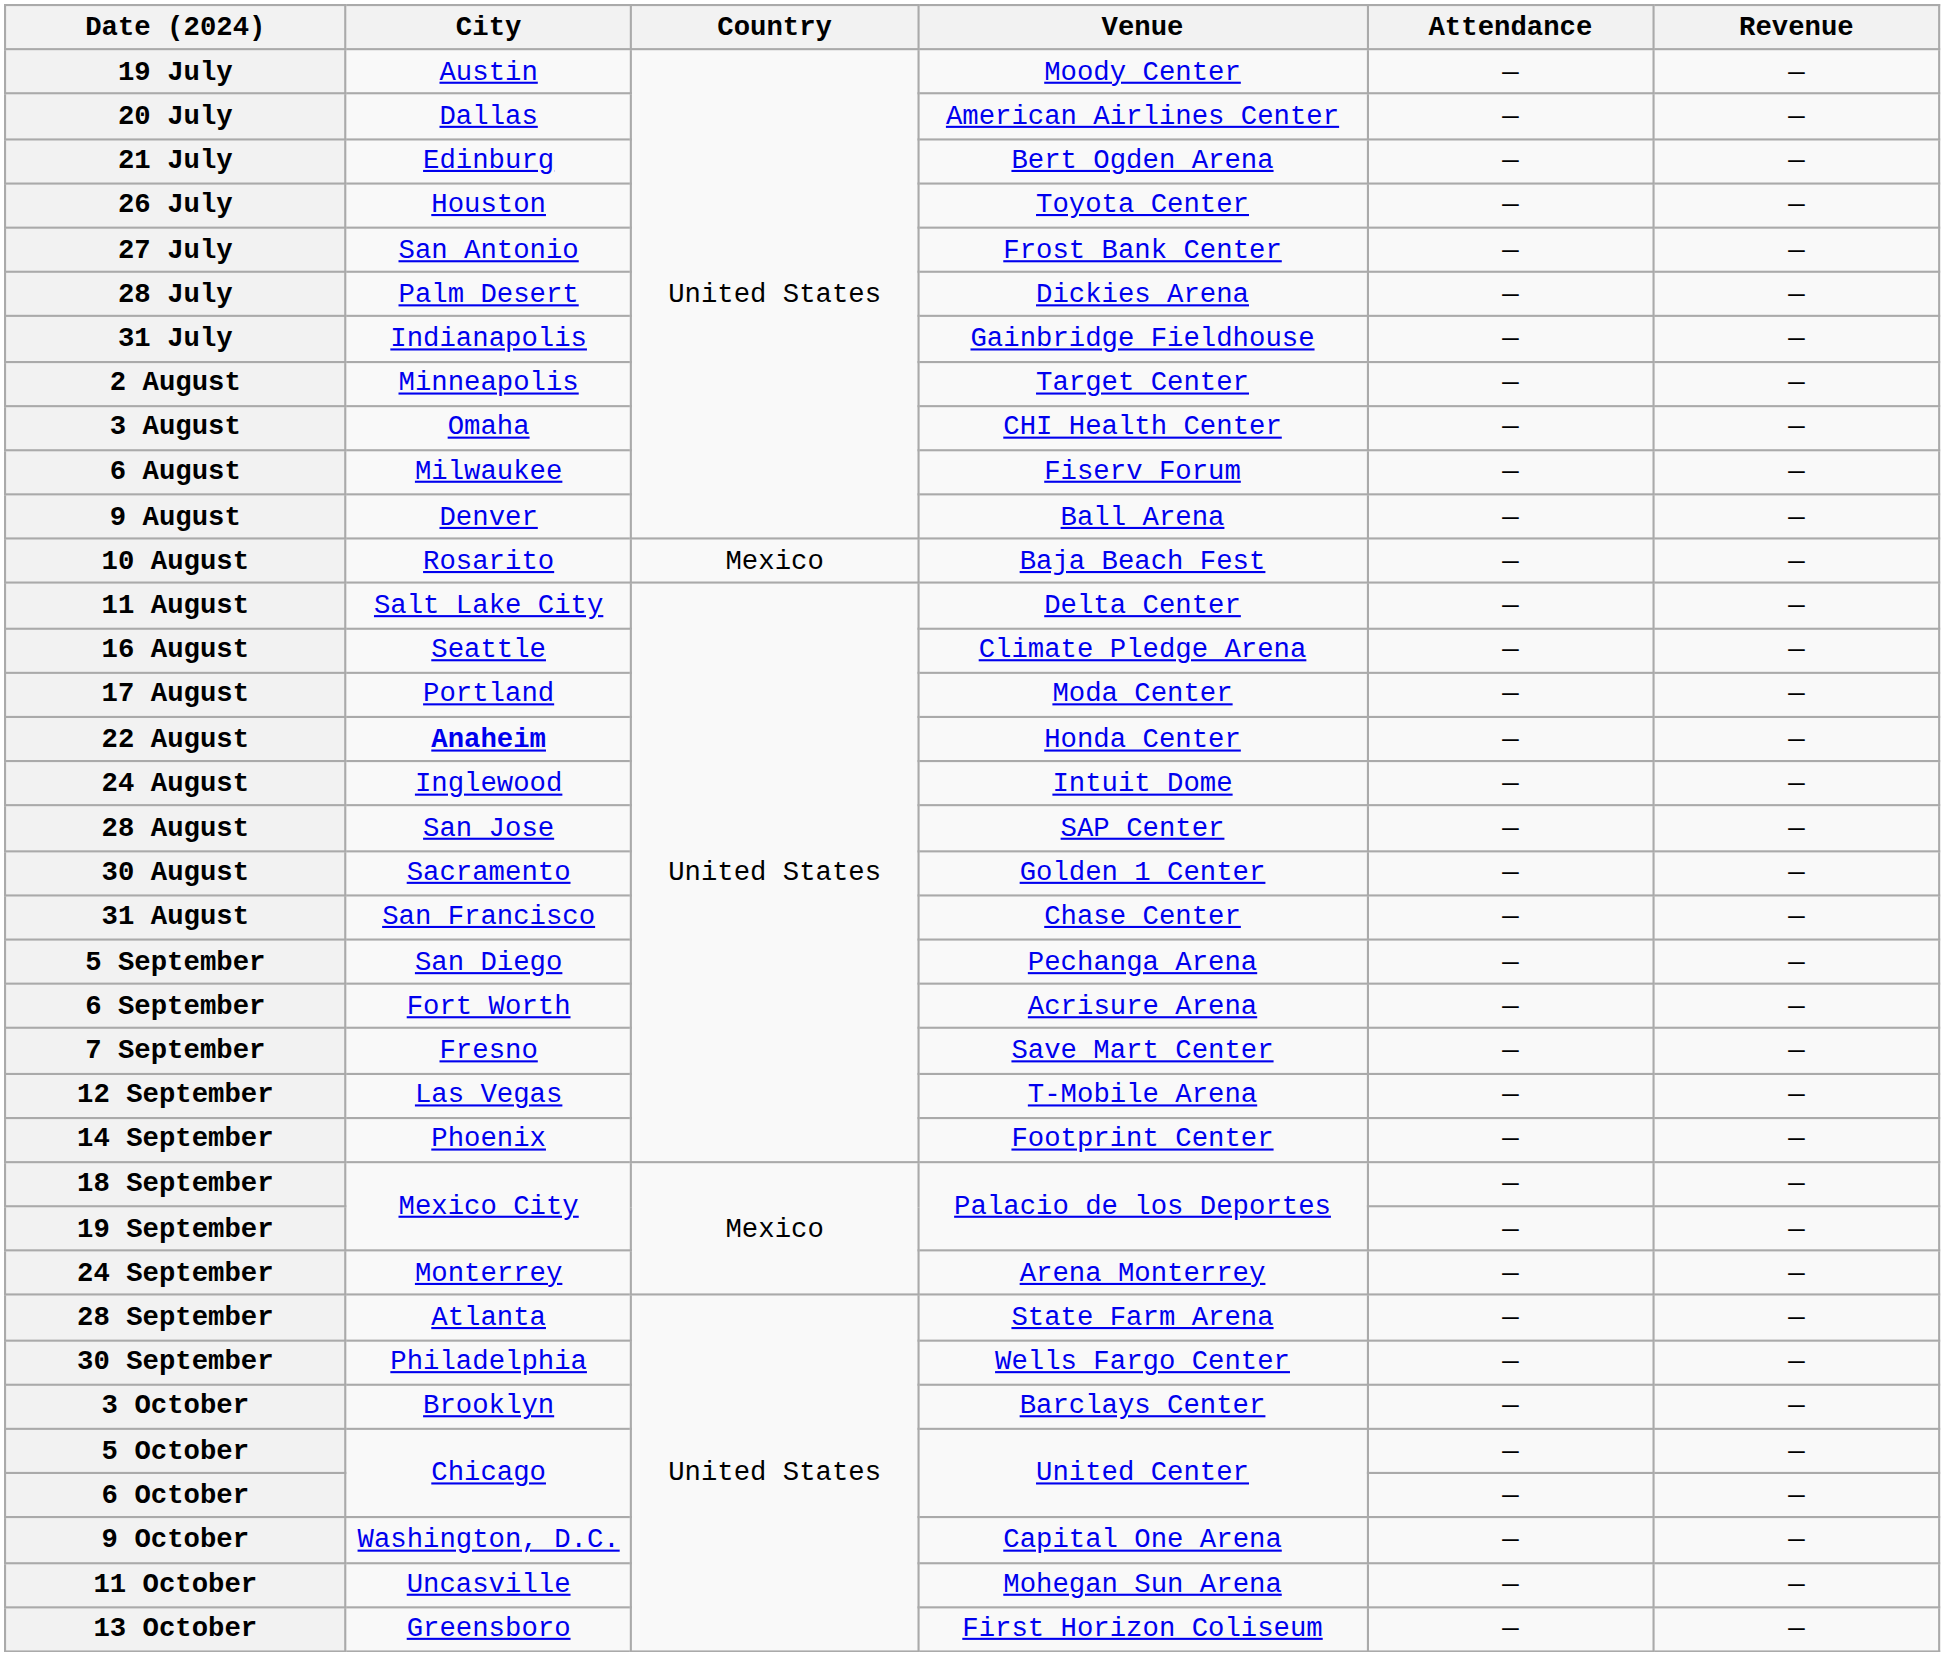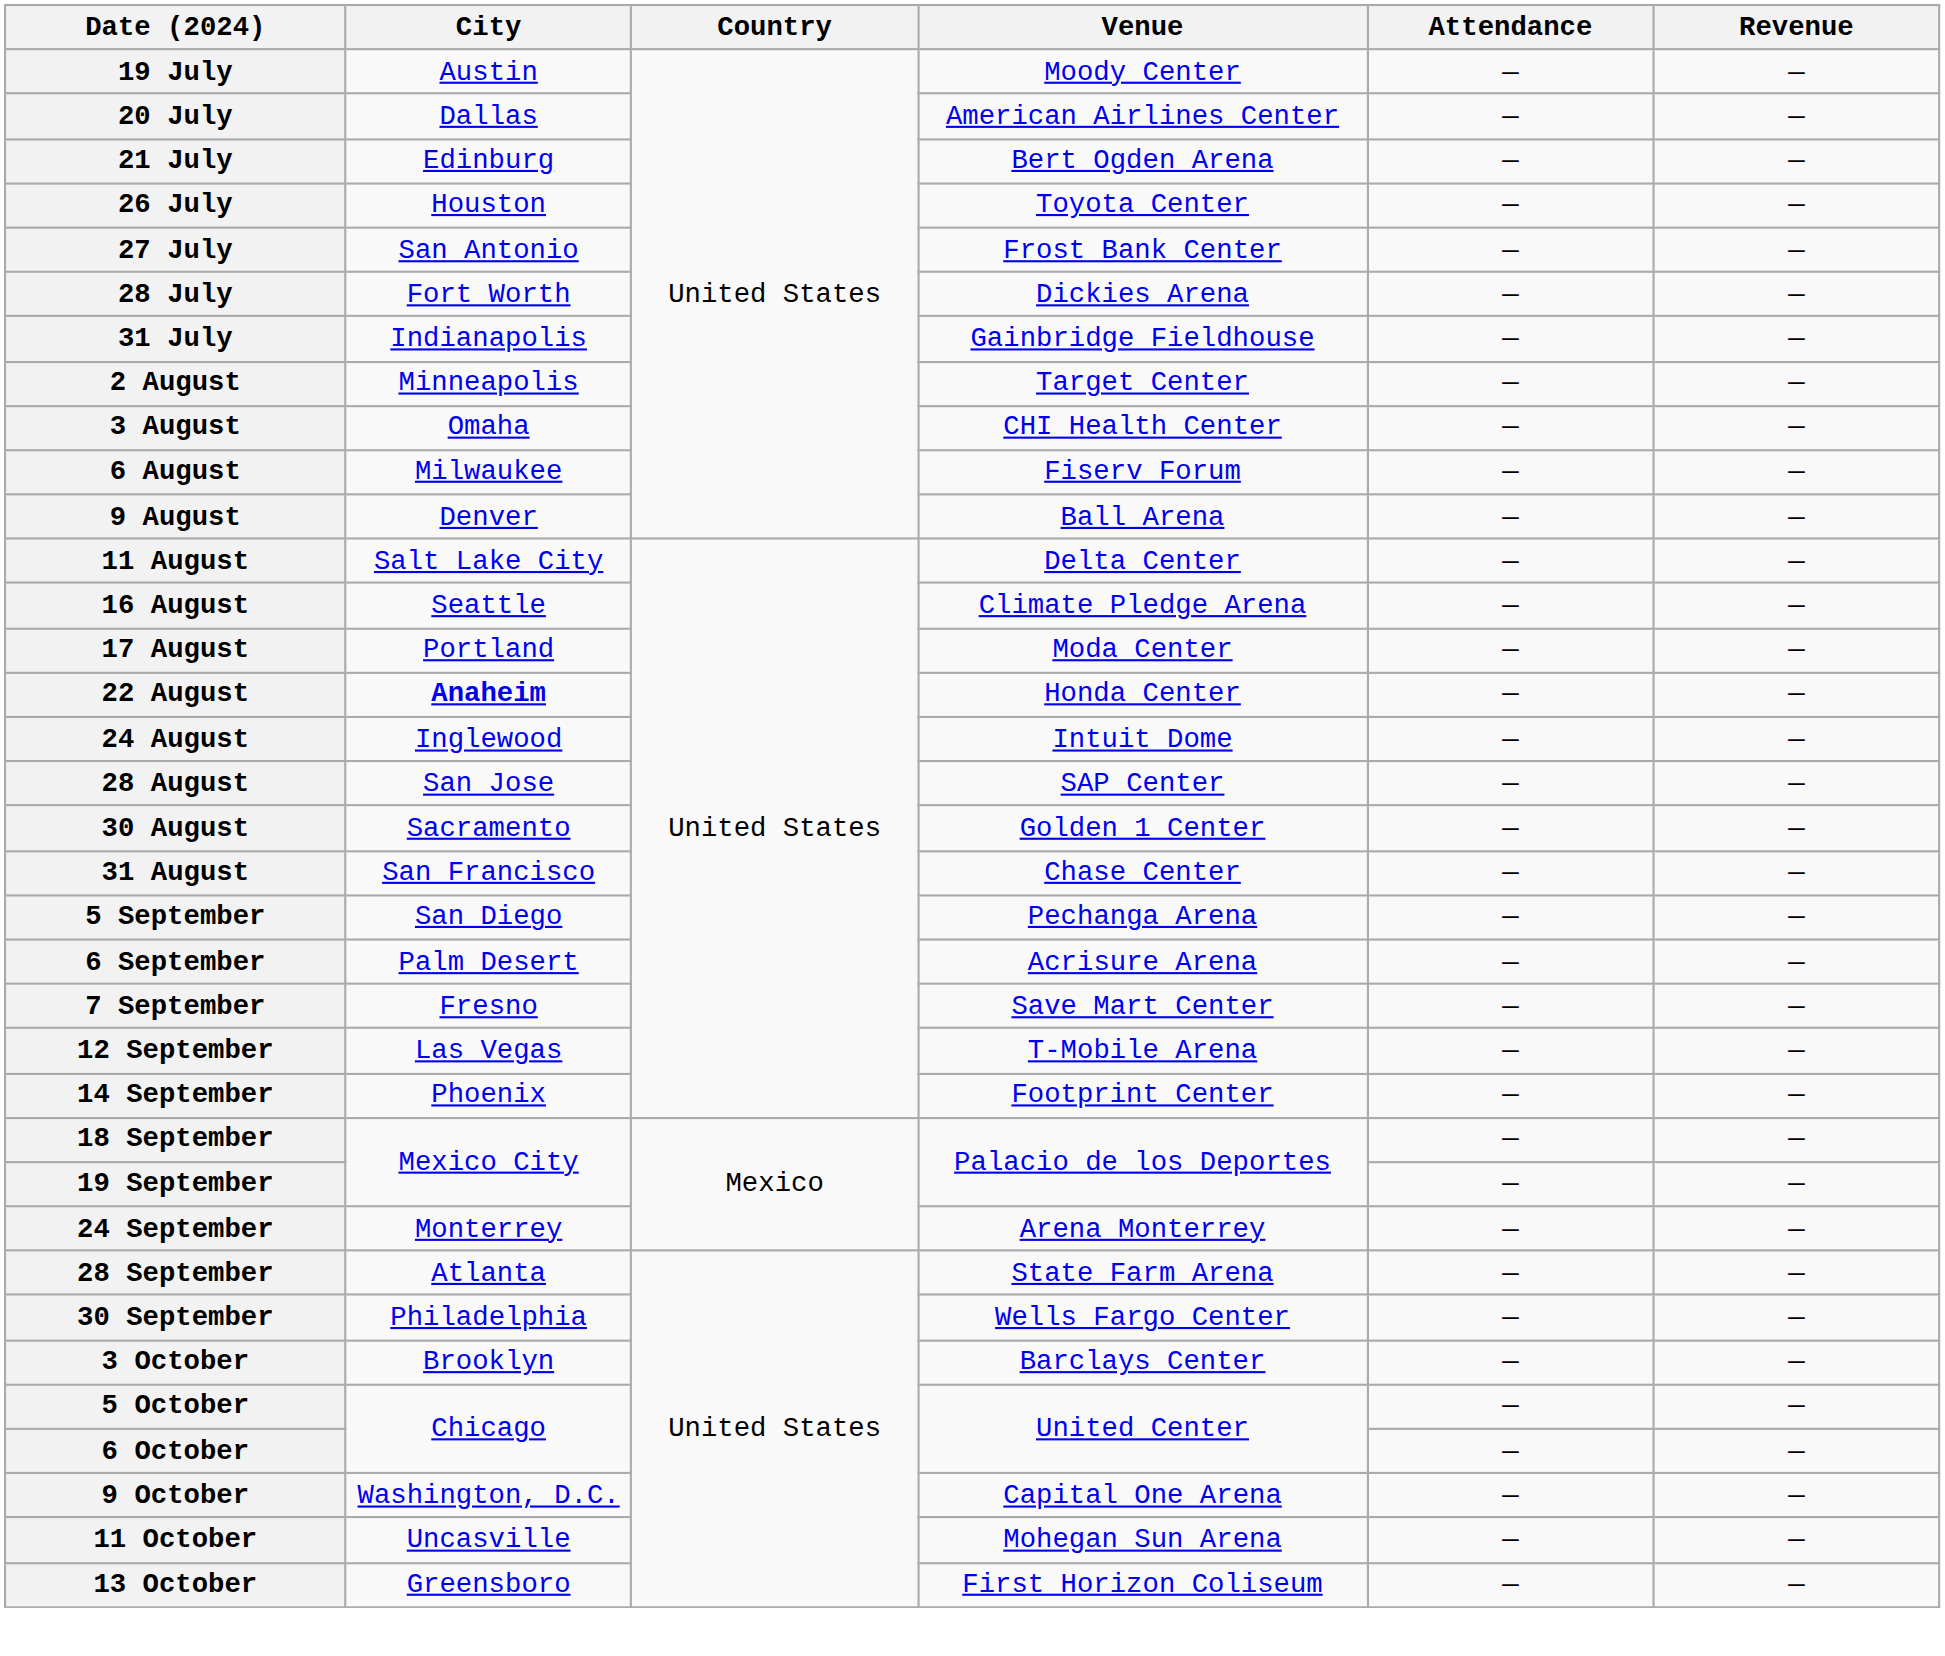(489, 294) Palm Desert -> (489, 294) Fort Worth
- row: (175, 561)
(489, 1006) Fort Worth -> (489, 962) Palm Desert
